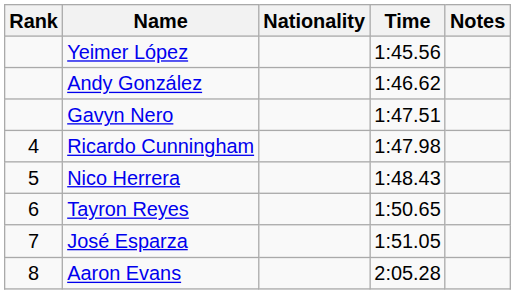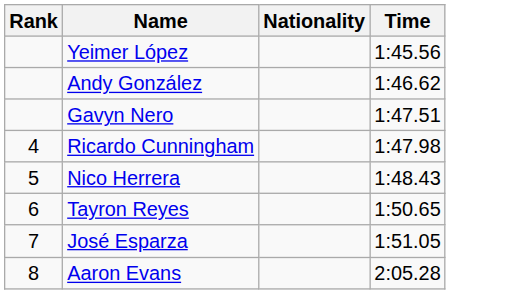- column: (478, 21)
